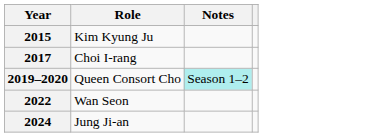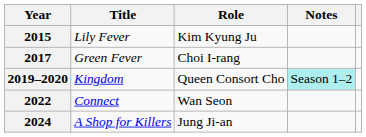+ column: (123, 15)
